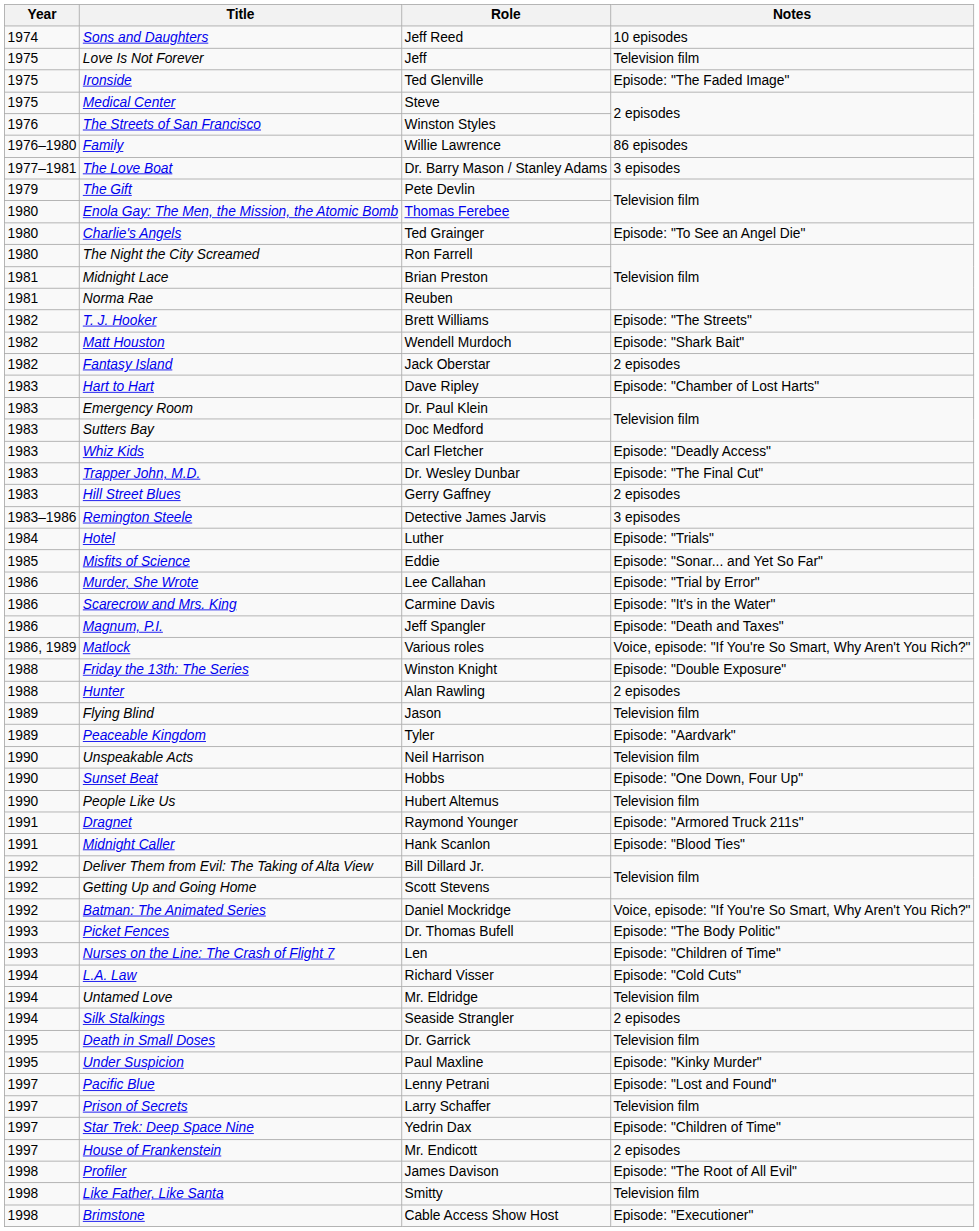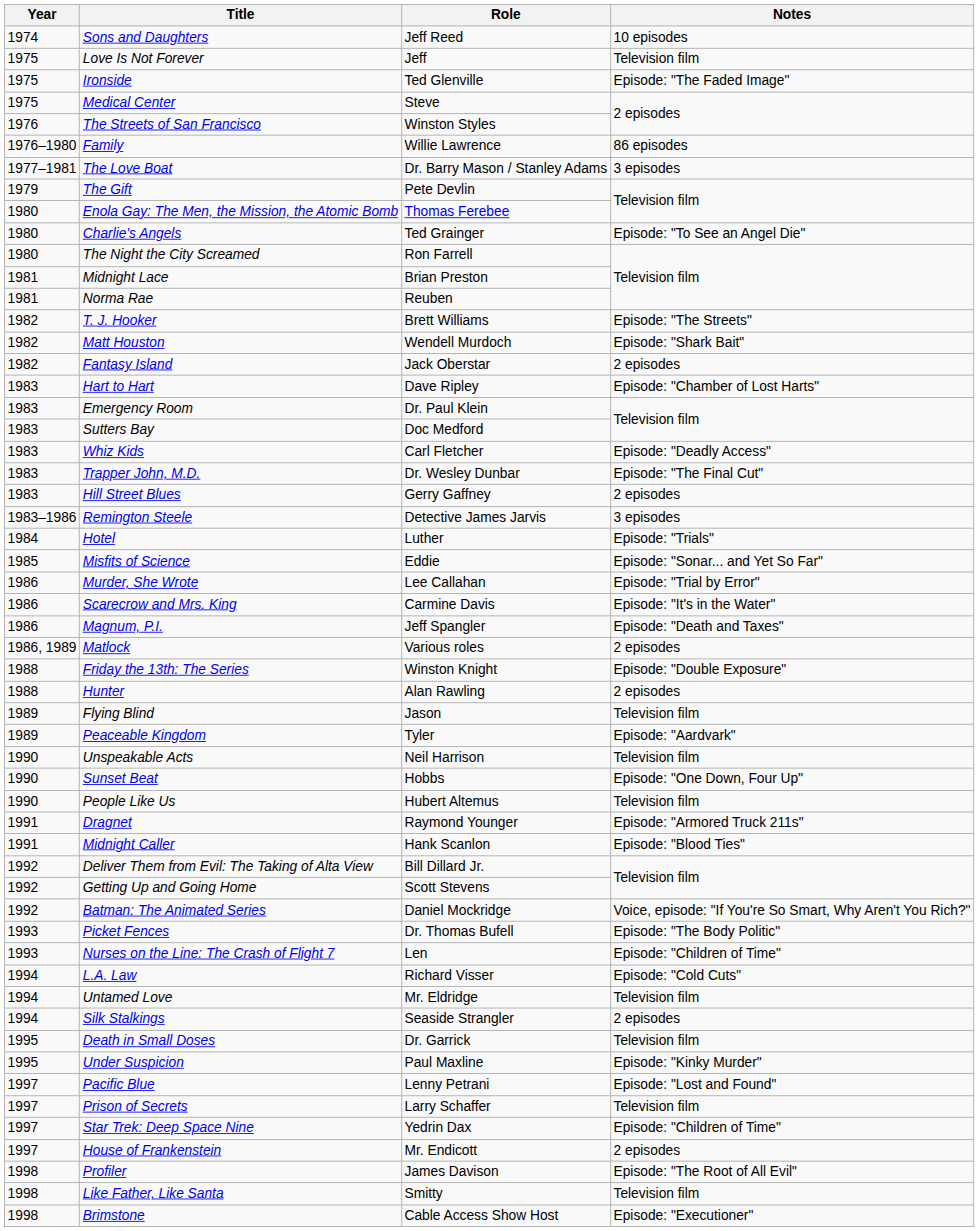(792, 648) Voice, episode: "If You're So Smart, Why Aren't You Rich?" -> (647, 648) 2 episodes
